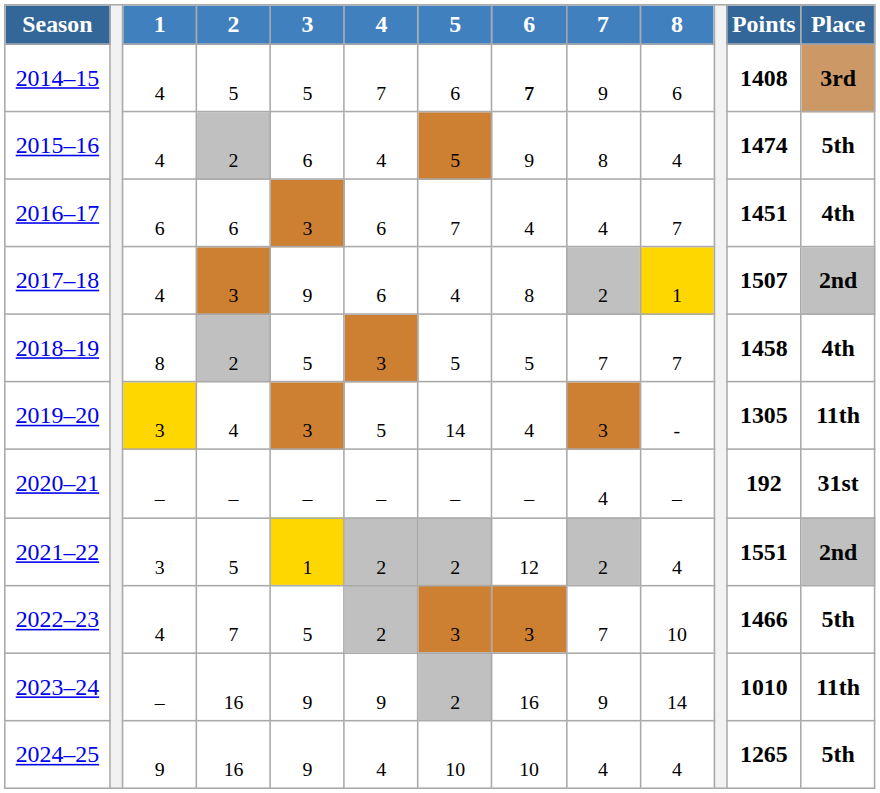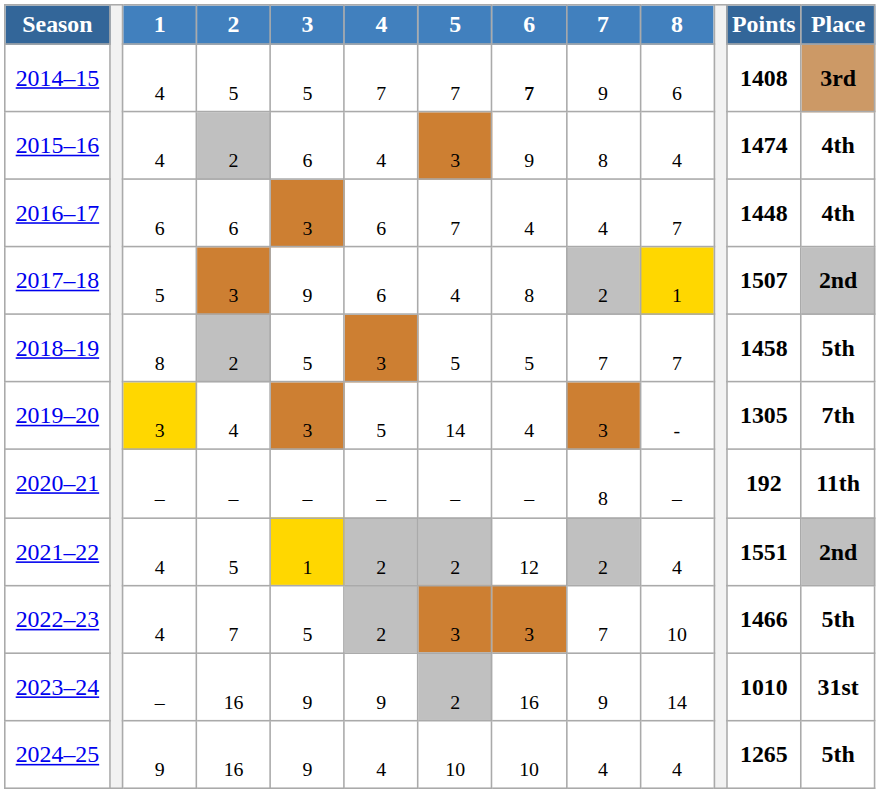(455, 94) 6 -> (455, 94) 7
(455, 161) 5 -> (455, 161) 3
(838, 145) 5th -> (838, 145) 4th
(764, 213) 1451 -> (764, 213) 1448
(160, 297) 4 -> (160, 297) 5
(838, 348) 4th -> (838, 348) 5th
(838, 415) 11th -> (838, 415) 7th
(603, 499) 4 -> (603, 499) 8
(838, 483) 31st -> (838, 483) 11th
(160, 567) 3 -> (160, 567) 4
(838, 686) 11th -> (838, 686) 31st
